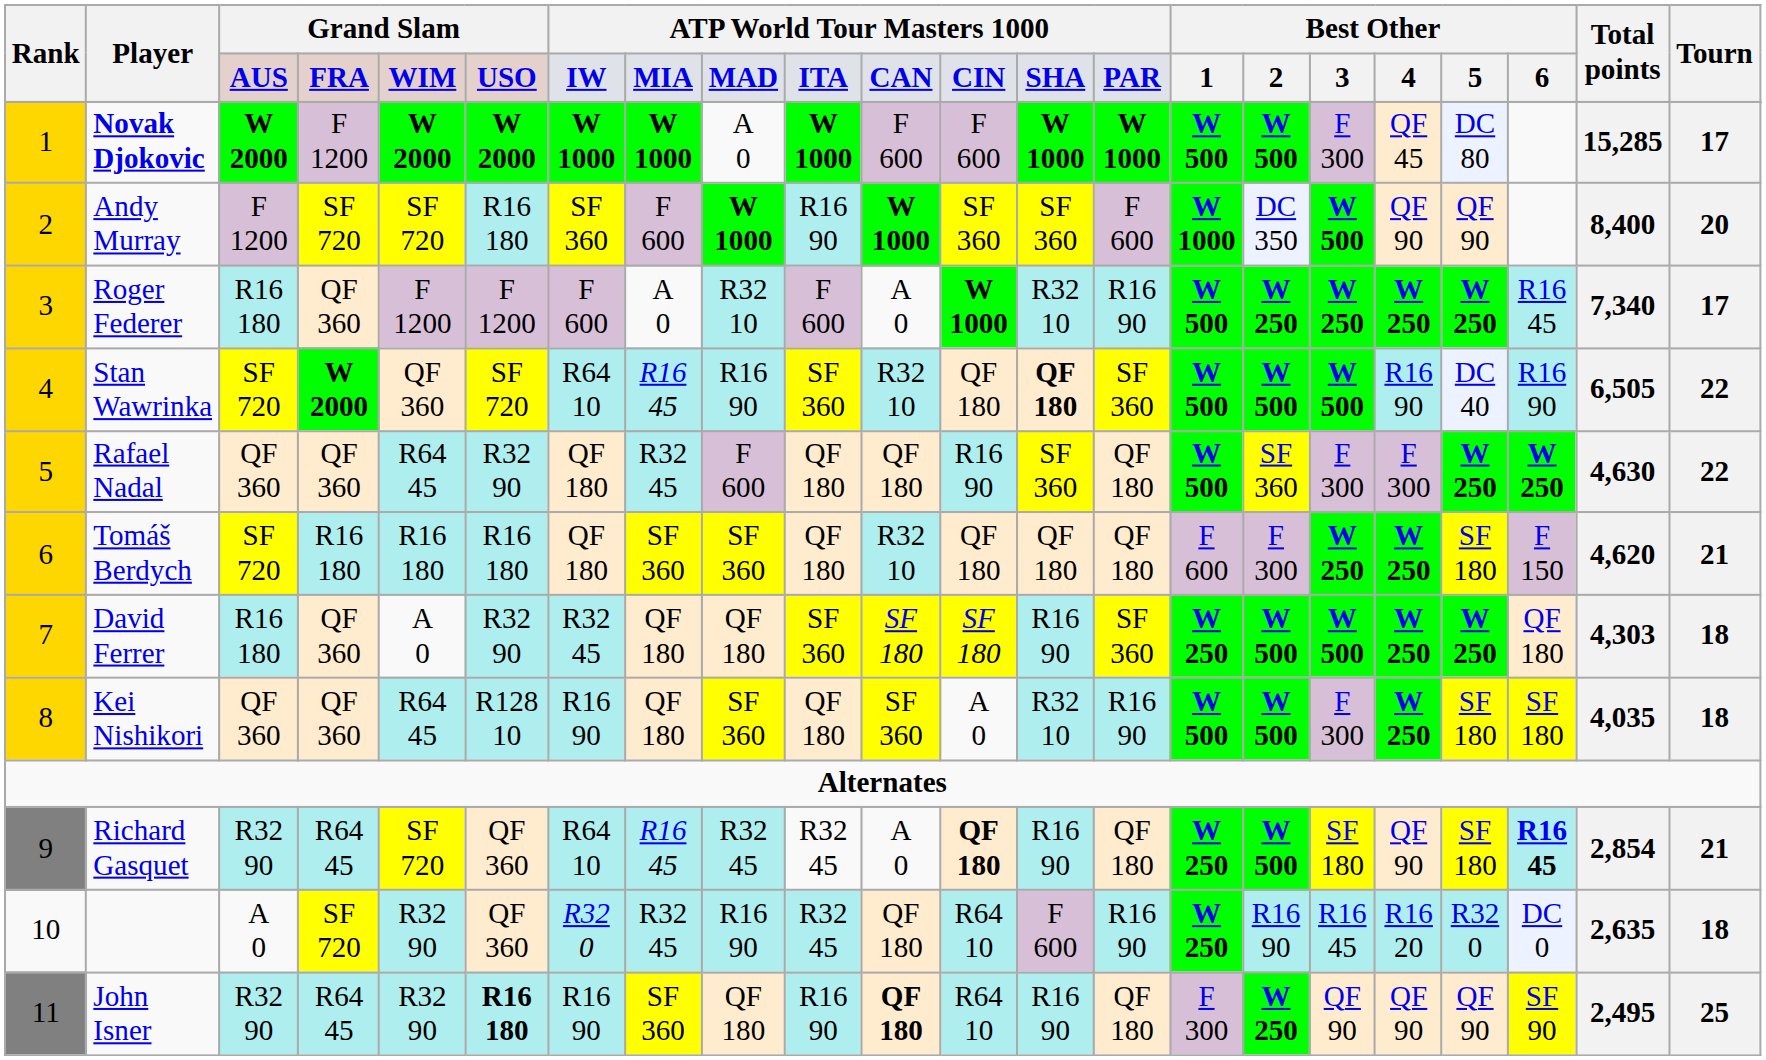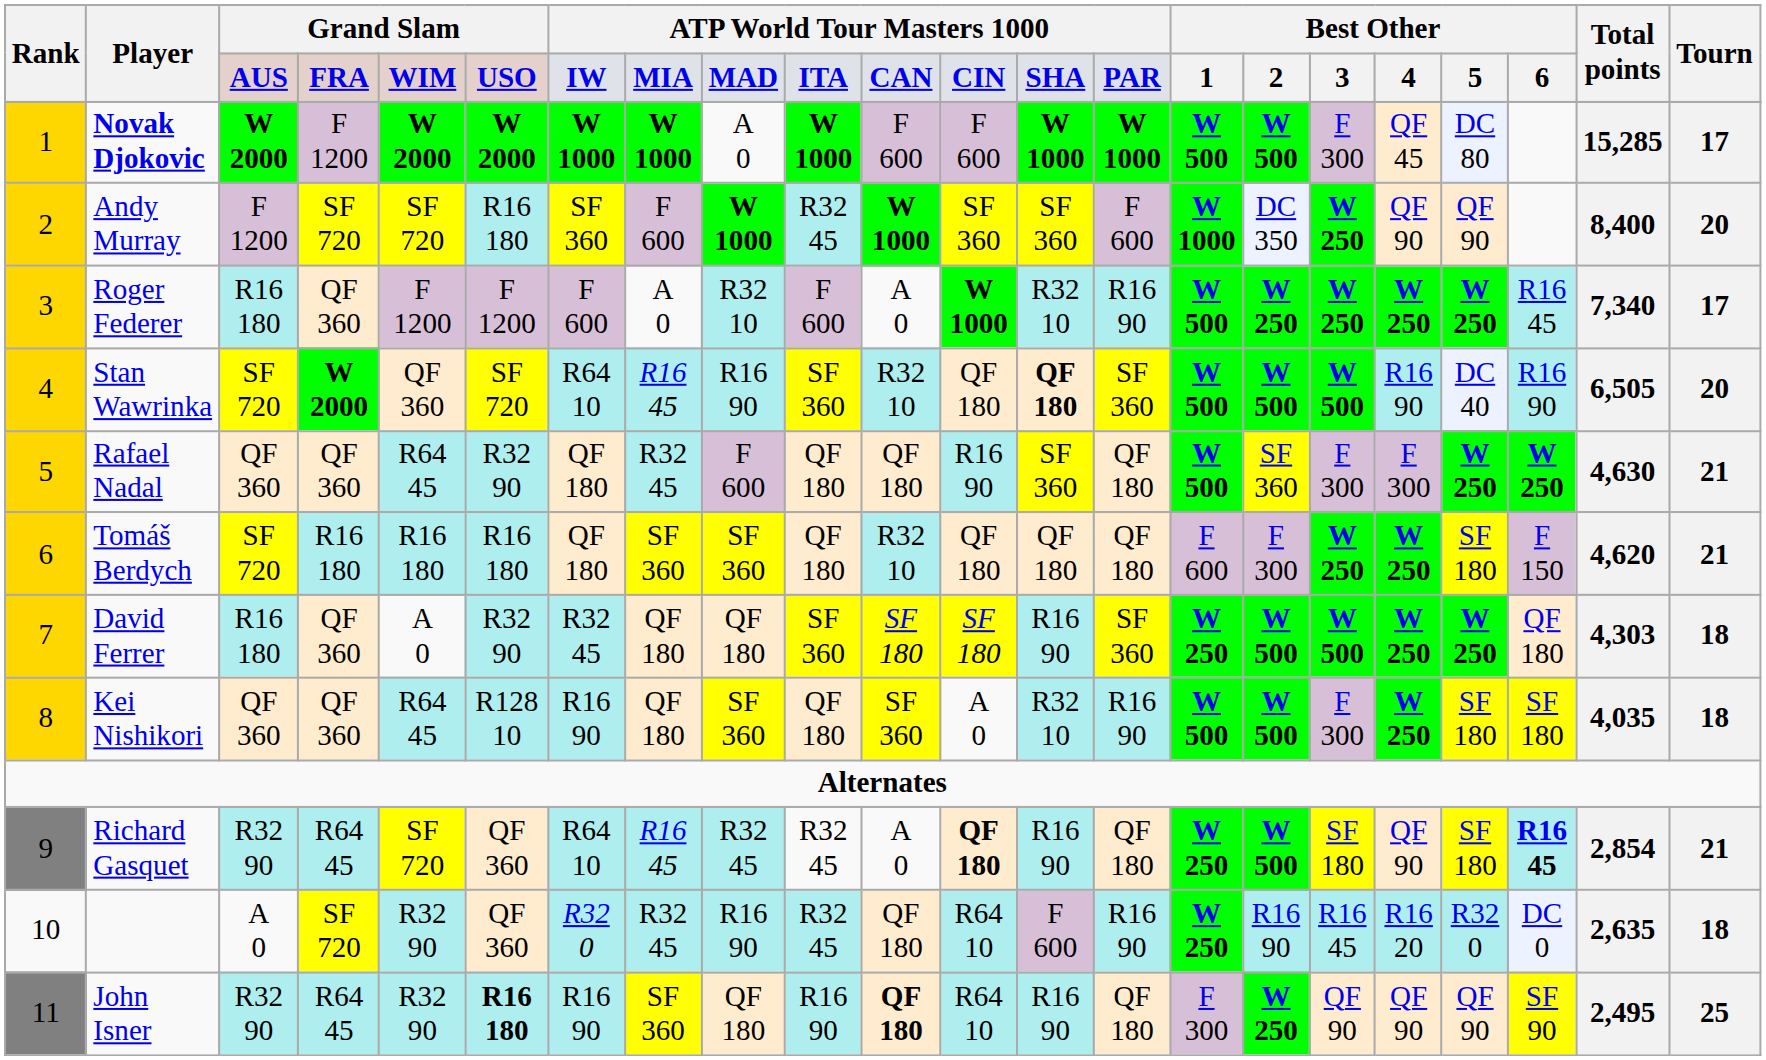(823, 224) R16 90 -> (823, 224) R32 45
(1342, 224) W 500 -> (1342, 224) W 250
(1715, 388) 22 -> (1715, 388) 20
(1715, 471) 22 -> (1715, 471) 21
